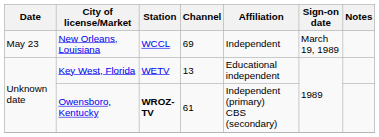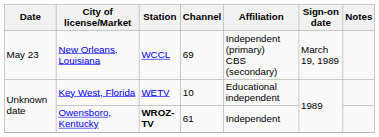(253, 44) Independent -> (253, 55) Independent (primary) CBS (secondary)
(188, 70) 13 -> (188, 92) 10
(253, 108) Independent (primary) CBS (secondary) -> (253, 119) Independent
